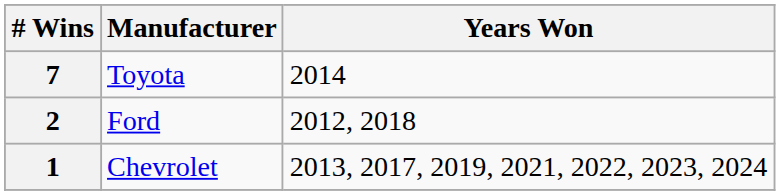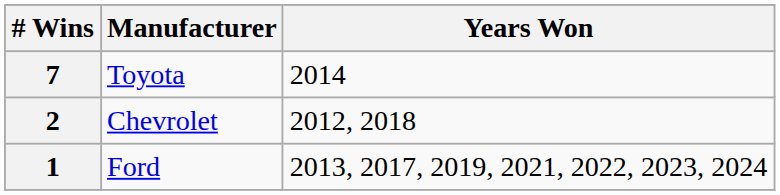(134, 120) Ford -> (162, 120) Chevrolet
(162, 166) Chevrolet -> (134, 166) Ford
